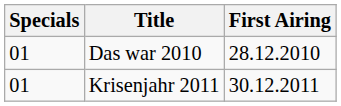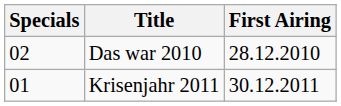(19, 52) 01 -> (19, 52) 02
